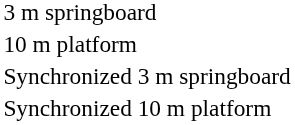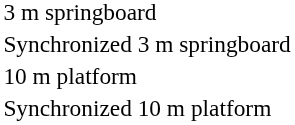rows swapped: (70, 44) <-> (147, 76)
